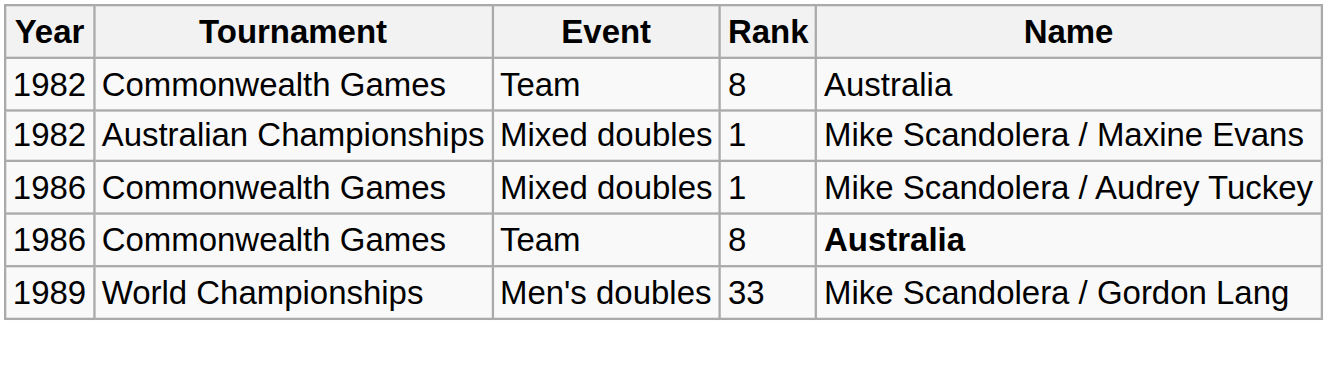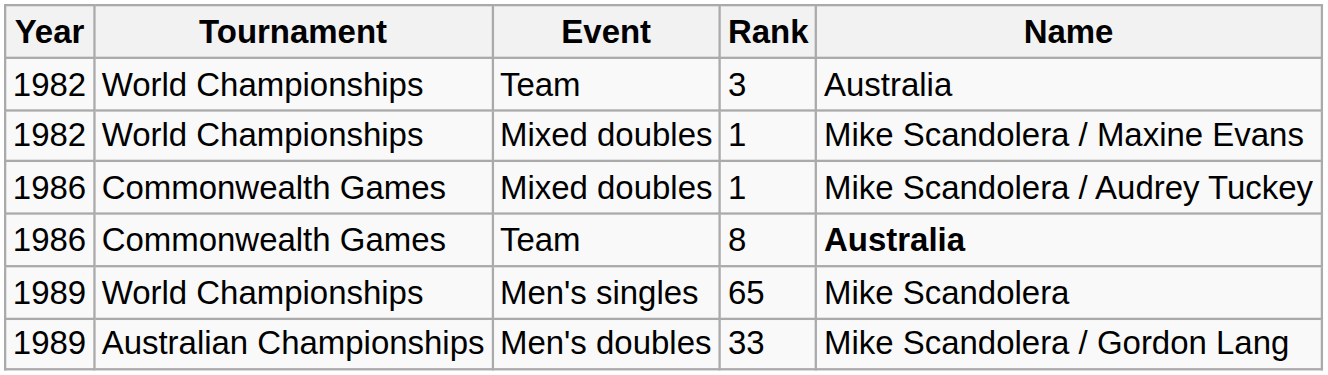(274, 84) Commonwealth Games -> (263, 84) World Championships
(737, 84) 8 -> (737, 84) 3
(293, 136) Australian Championships -> (263, 136) World Championships
+ row: (50, 292)
(263, 292) World Championships -> (293, 344) Australian Championships
